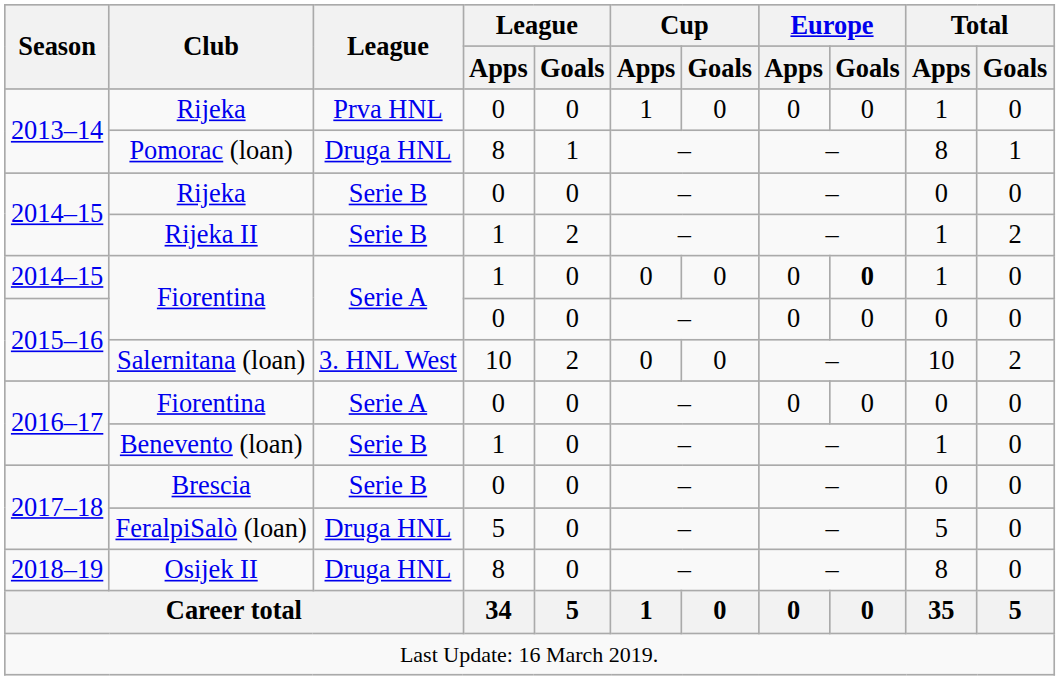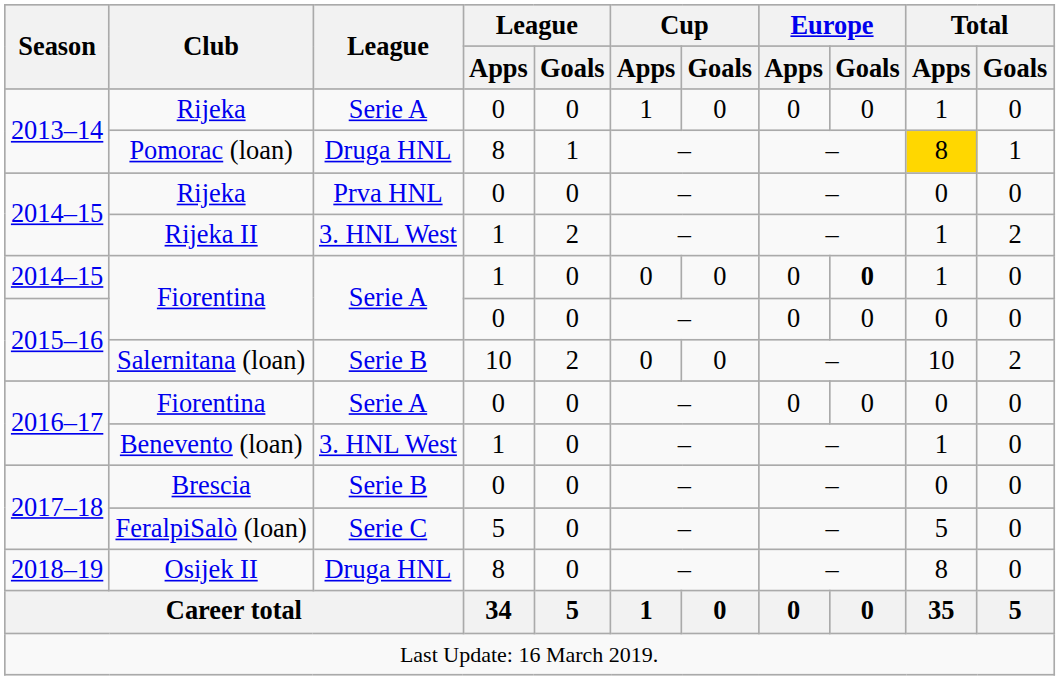(388, 109) Prva HNL -> (388, 109) Serie A
(941, 151) no background -> (941, 151) gold background
(388, 192) Serie B -> (388, 192) Prva HNL
(388, 234) Serie B -> (388, 234) 3. HNL West
(388, 360) 3. HNL West -> (388, 360) Serie B
(388, 444) Serie B -> (388, 444) 3. HNL West
(388, 527) Druga HNL -> (388, 527) Serie C
